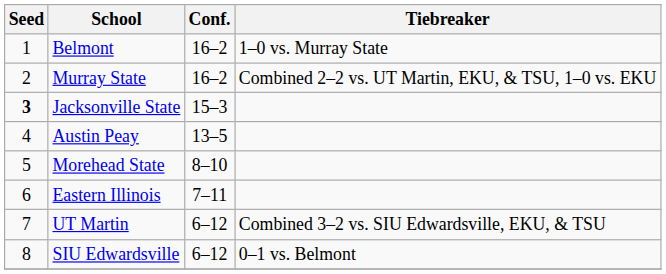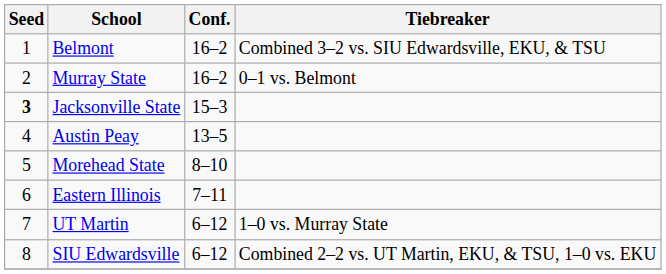(313, 48) 1–0 vs. Murray State -> (422, 48) Combined 3–2 vs. SIU Edwardsville, EKU, & TSU
(448, 77) Combined 2–2 vs. UT Martin, EKU, & TSU, 1–0 vs. EKU -> (297, 77) 0–1 vs. Belmont
(422, 224) Combined 3–2 vs. SIU Edwardsville, EKU, & TSU -> (313, 224) 1–0 vs. Murray State
(297, 253) 0–1 vs. Belmont -> (448, 253) Combined 2–2 vs. UT Martin, EKU, & TSU, 1–0 vs. EKU
